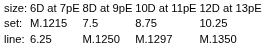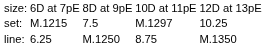(146, 23) 8.75 -> (154, 23) M.1297
(154, 39) M.1297 -> (146, 39) 8.75
